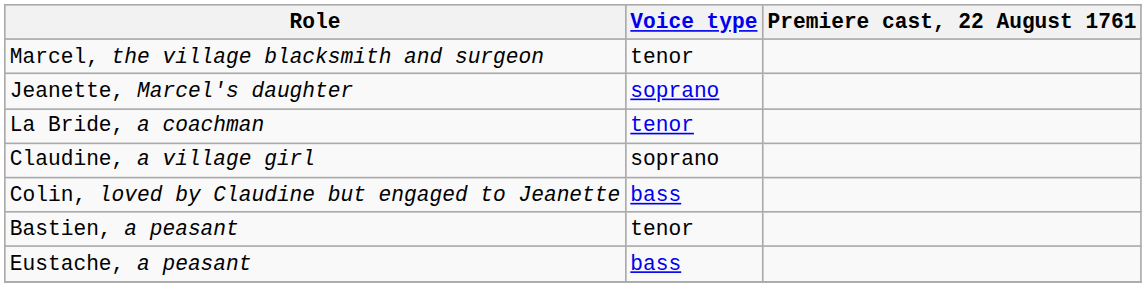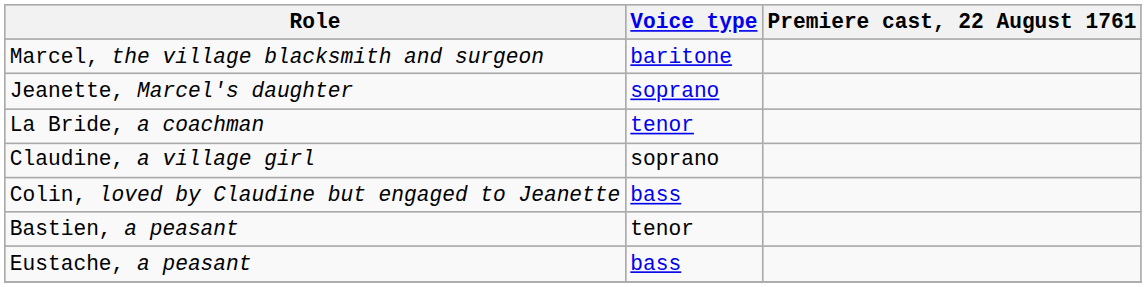(662, 57) tenor -> (681, 57) baritone
